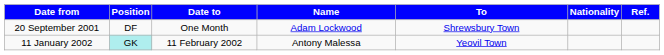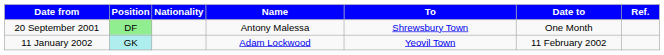columns swapped: (594, 12) <-> (204, 12)
(131, 28) no background -> (131, 28) lightgreen background
(326, 28) Adam Lockwood -> (275, 28) Antony Malessa
(326, 43) Antony Malessa -> (275, 43) Adam Lockwood
